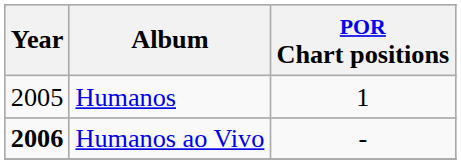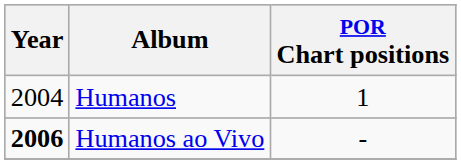(37, 96) 2005 -> (37, 96) 2004
